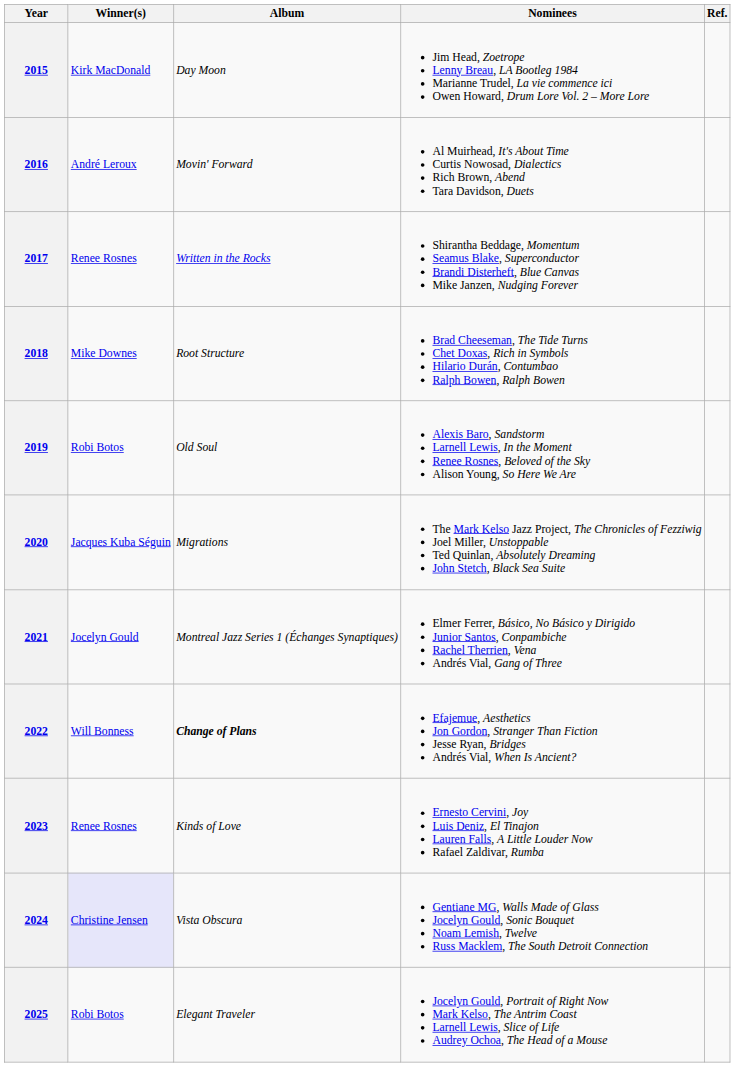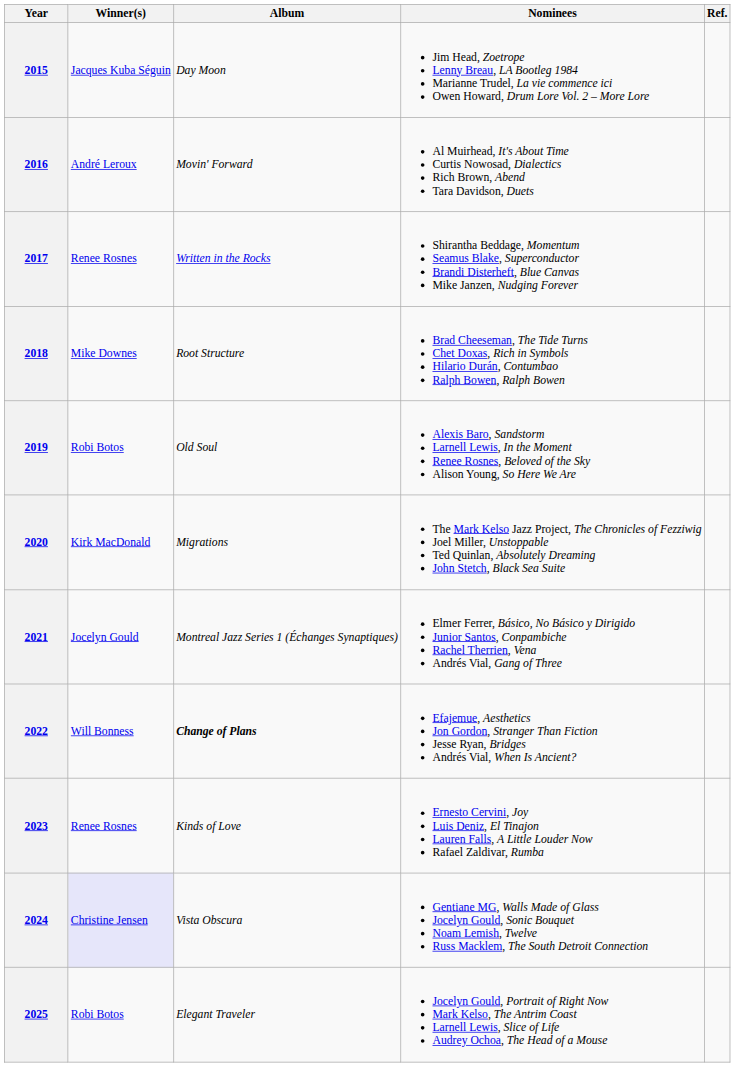(111, 70) Kirk MacDonald -> (121, 70) Jacques Kuba Séguin
(121, 542) Jacques Kuba Séguin -> (111, 542) Kirk MacDonald
